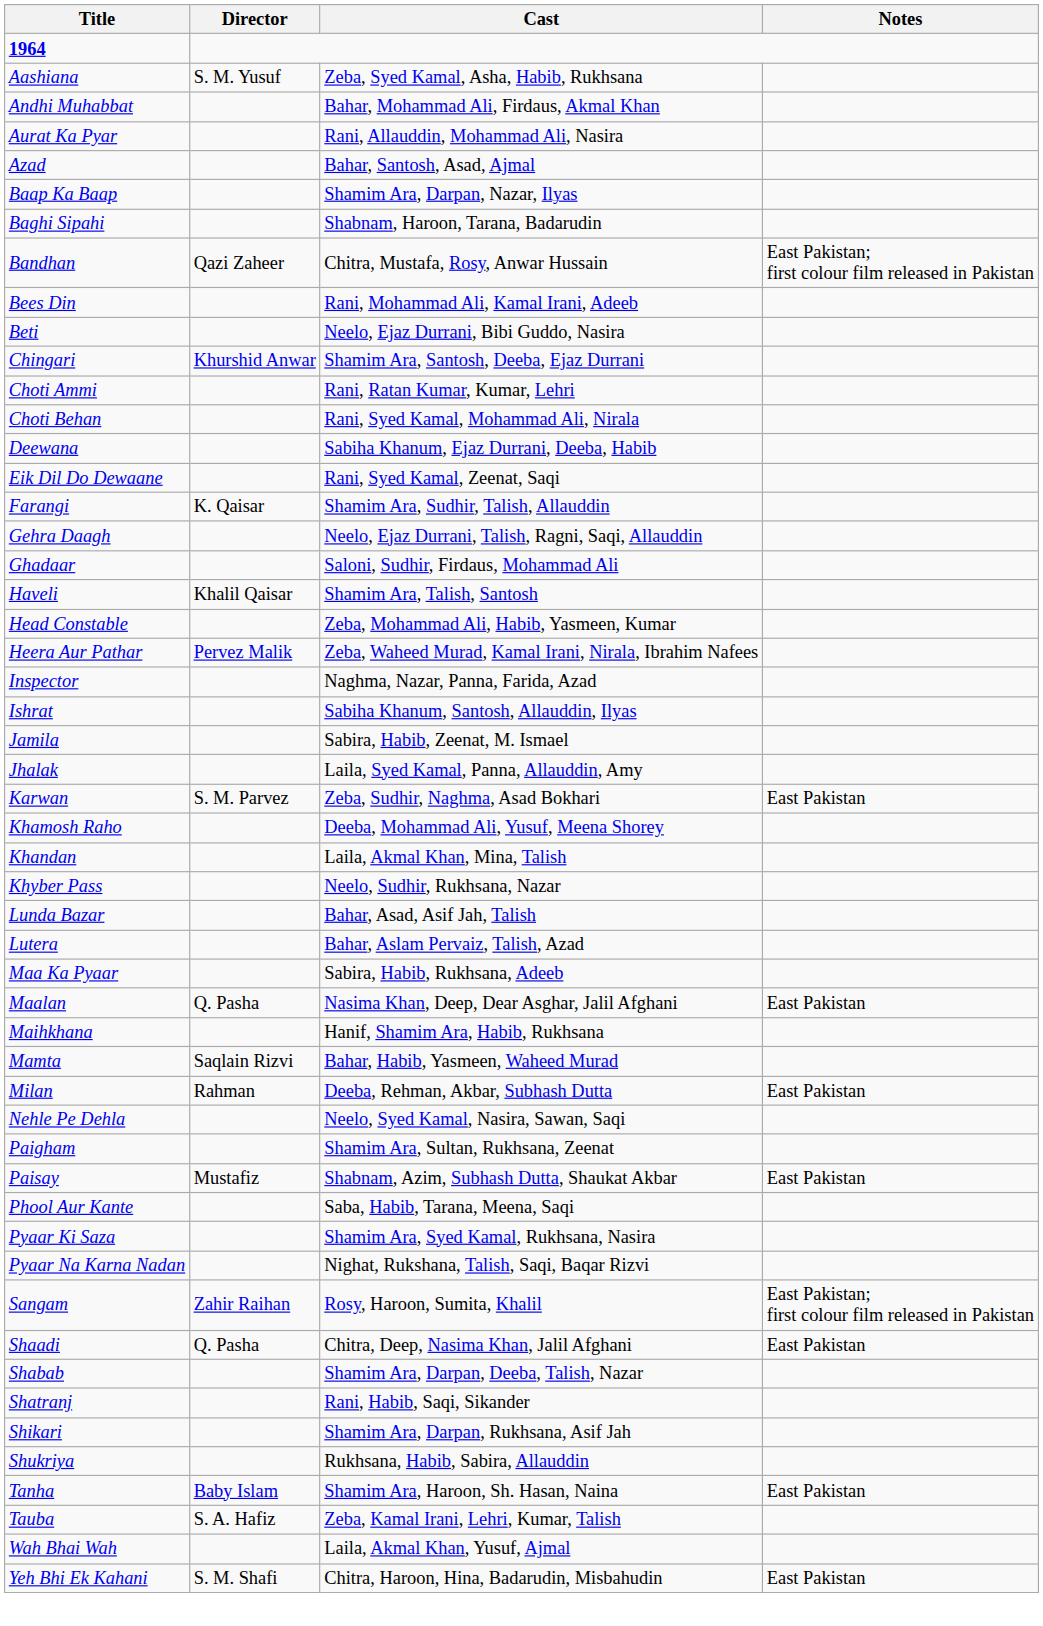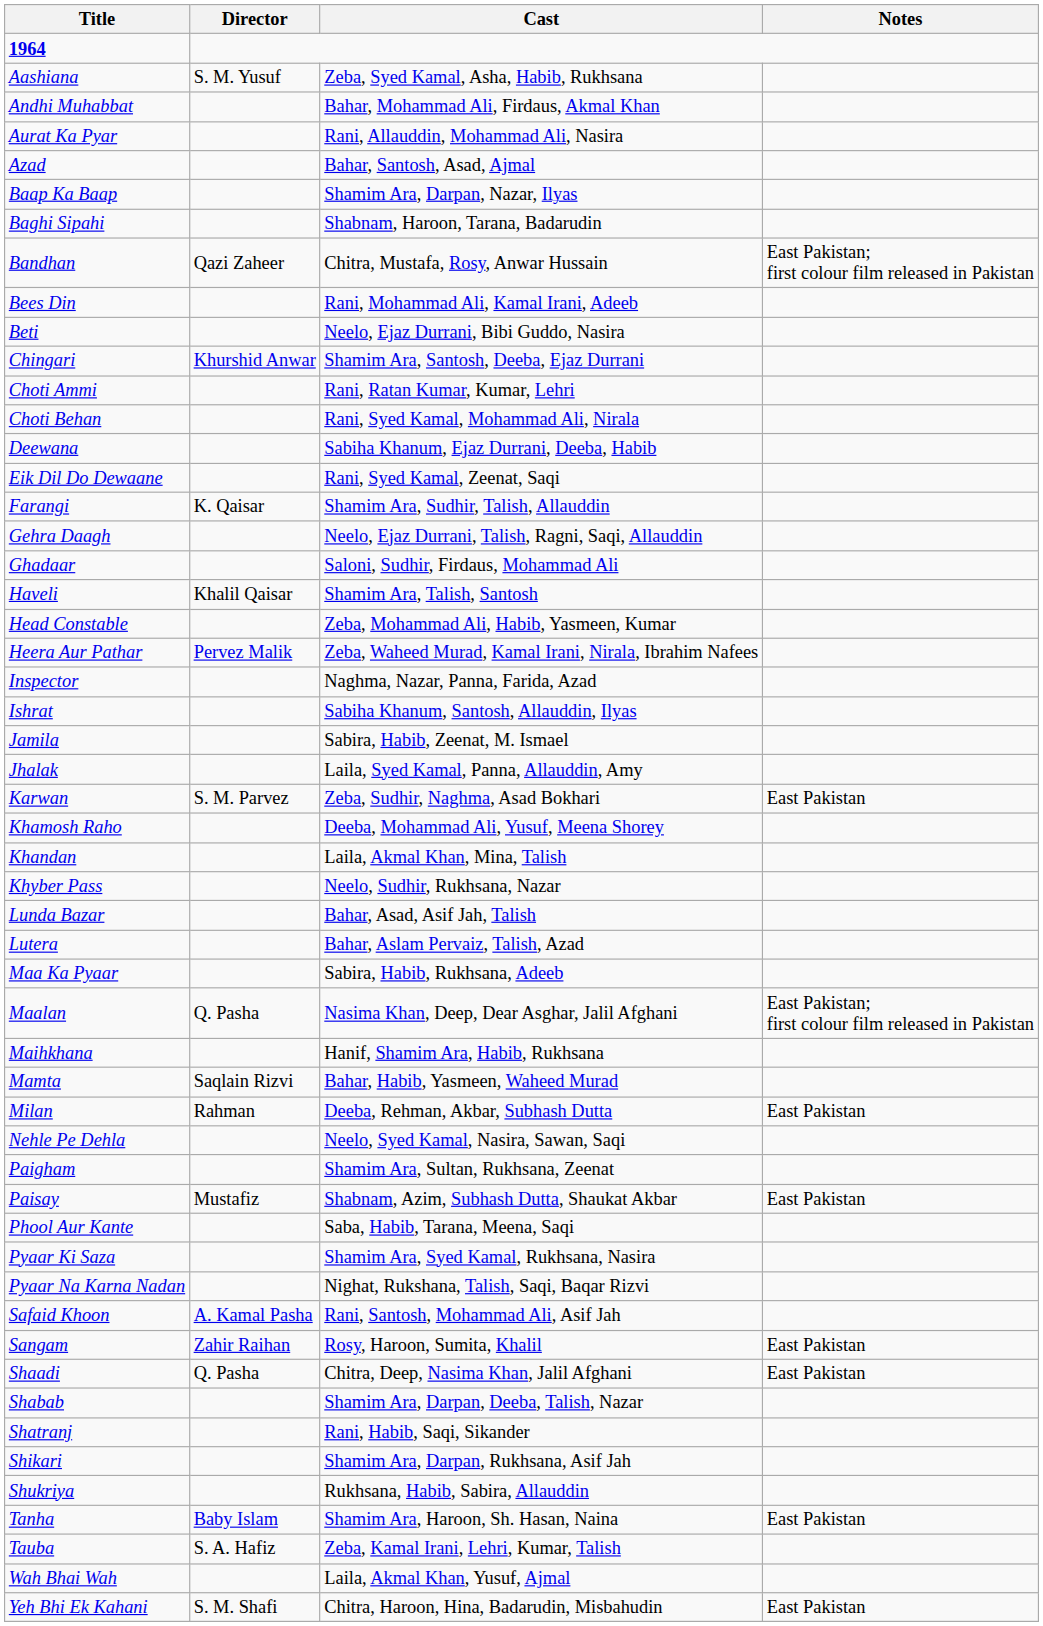(816, 1002) East Pakistan -> (900, 1013) East Pakistan; first colour film released in Pakistan
+ row: (59, 1315)
(900, 1304) East Pakistan; first colour film released in Pakistan -> (816, 1344) East Pakistan
